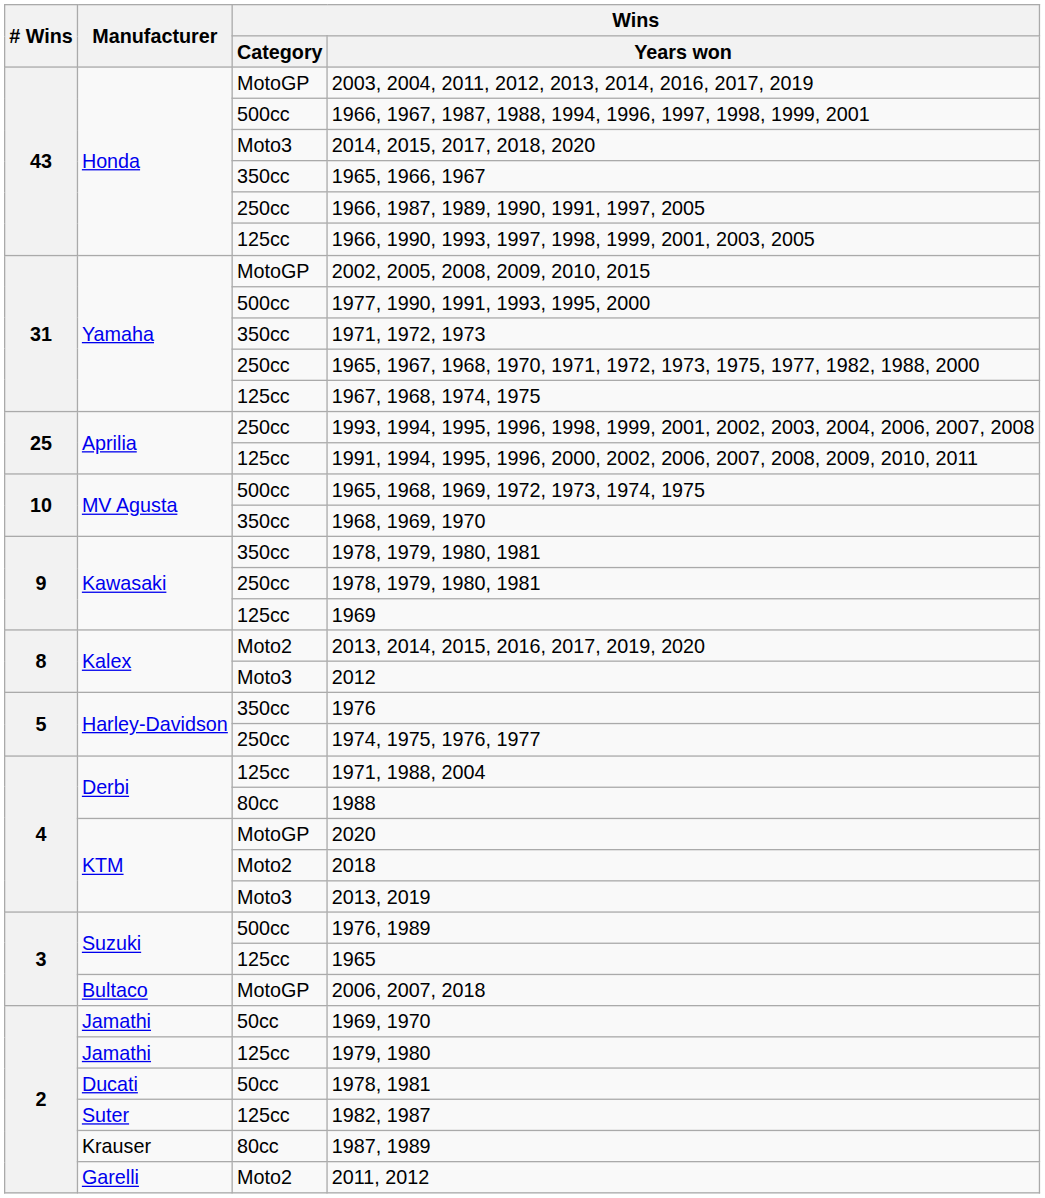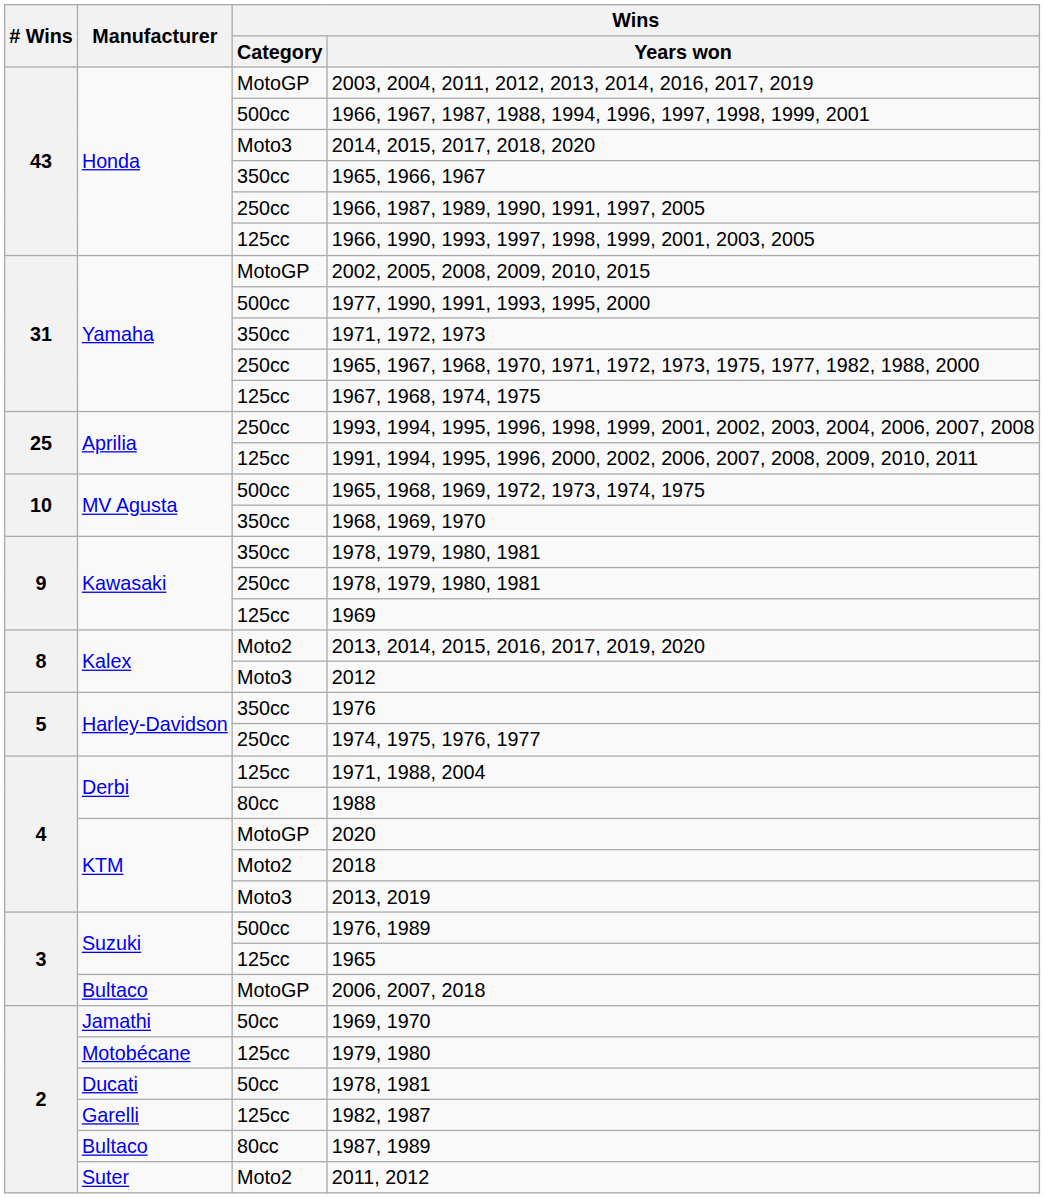(116, 1053) Jamathi -> (136, 1053) Motobécane
(105, 1115) Suter -> (110, 1115) Garelli
(116, 1147) Krauser -> (115, 1147) Bultaco
(110, 1178) Garelli -> (105, 1178) Suter
